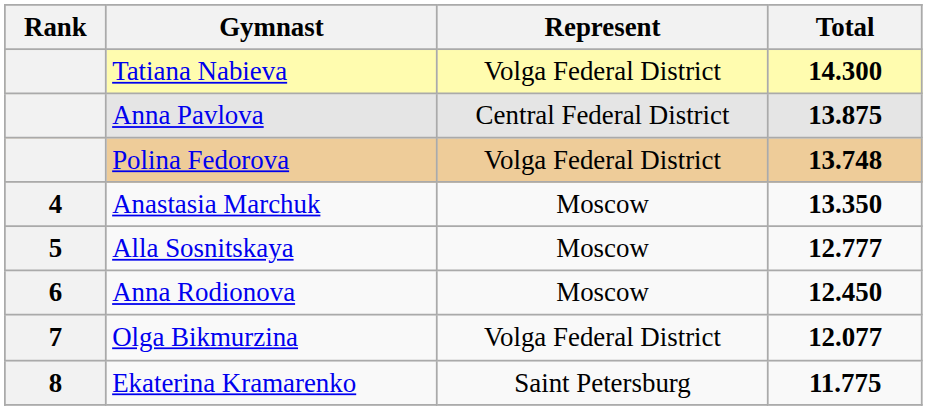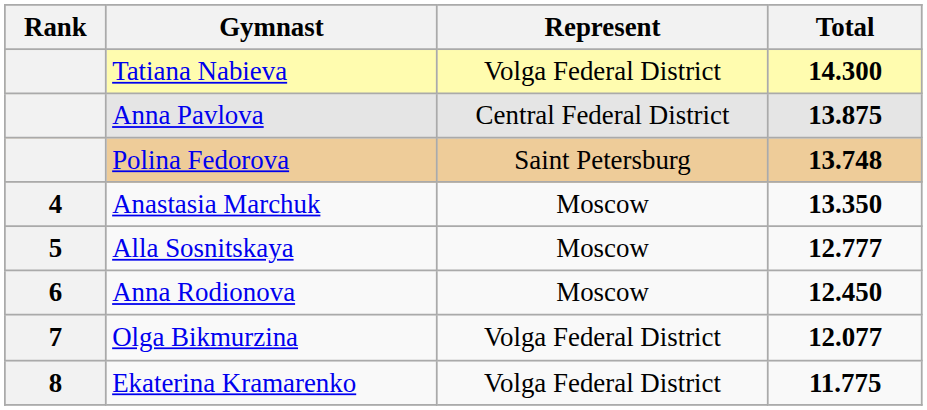(603, 159) Volga Federal District -> (603, 159) Saint Petersburg
(603, 381) Saint Petersburg -> (603, 381) Volga Federal District
